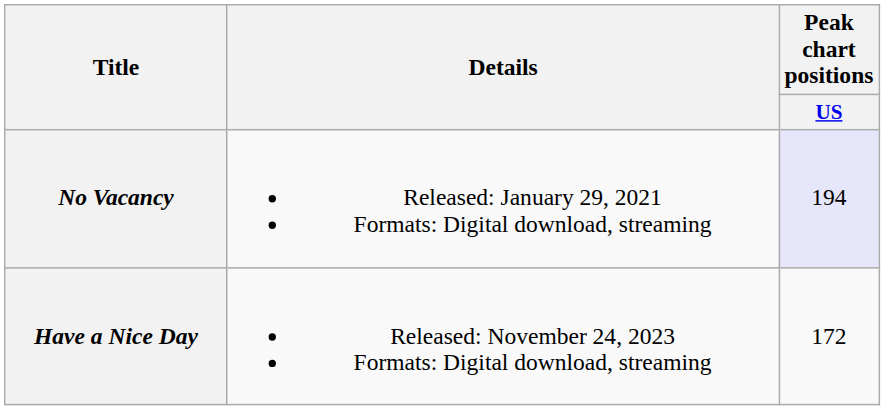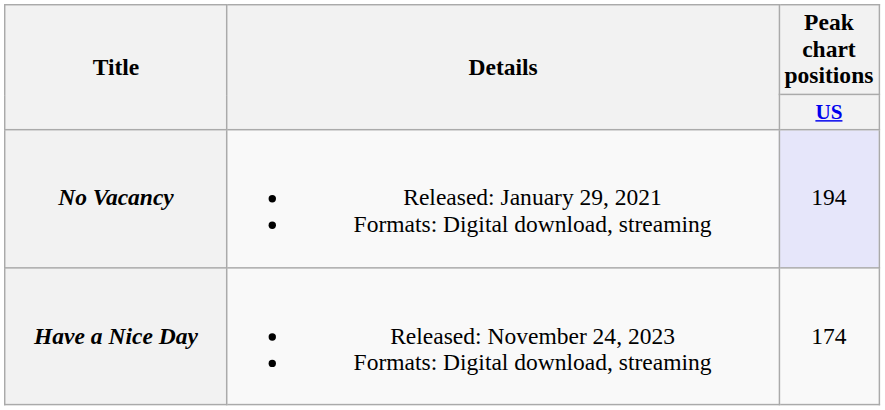(829, 335) 172 -> (829, 335) 174
